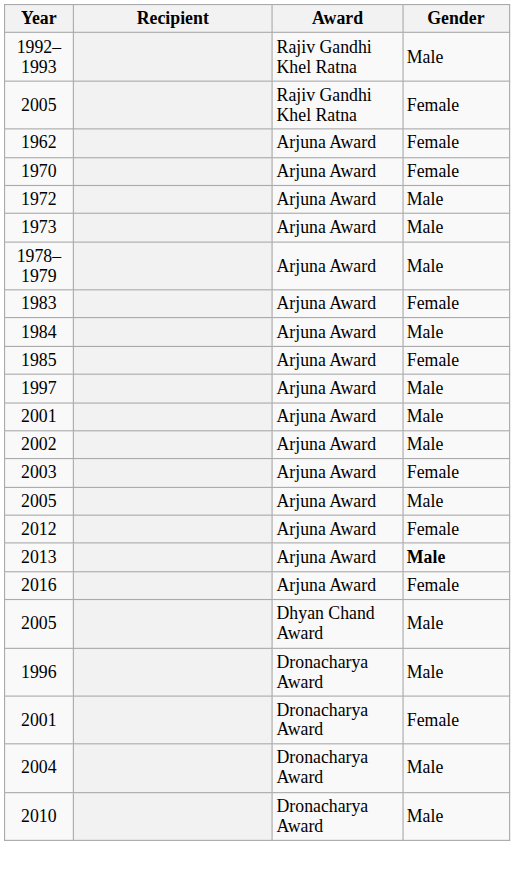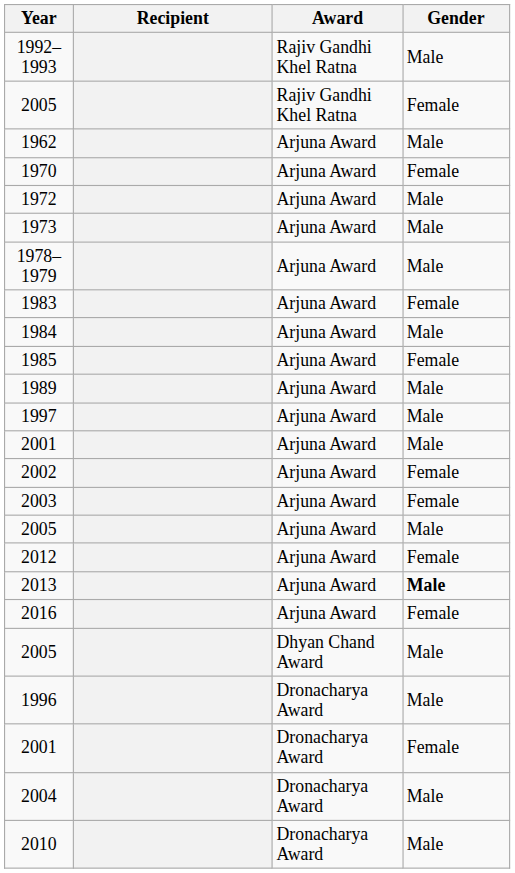(433, 143) Female -> (425, 143) Male
+ row: (39, 388)
(425, 444) Male -> (433, 472) Female
